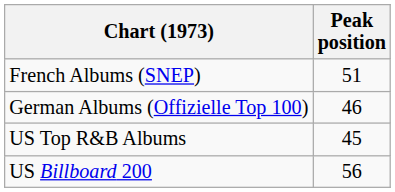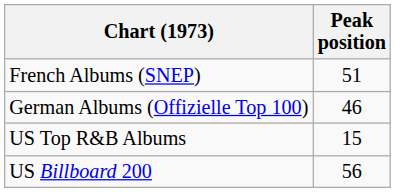(352, 139) 45 -> (352, 139) 15
